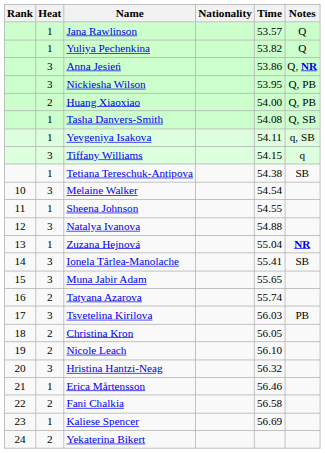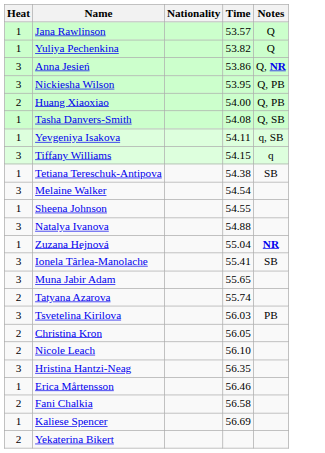- column: (20, 13)
(270, 368) 56.32 -> (238, 368) 56.35
